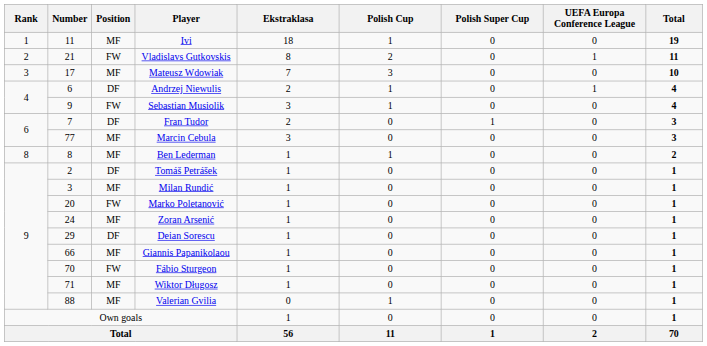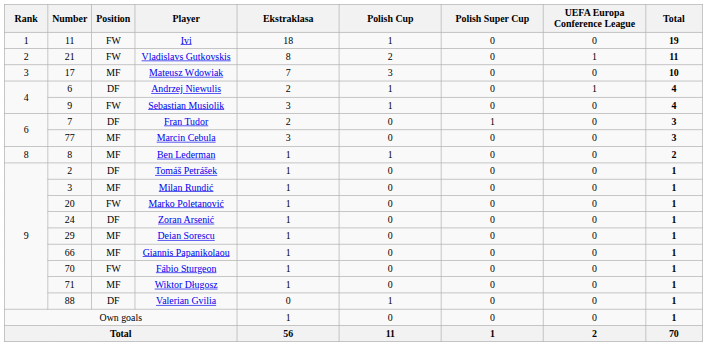(113, 40) MF -> (113, 40) FW
(113, 220) MF -> (113, 220) DF
(113, 236) DF -> (113, 236) MF
(113, 301) MF -> (113, 301) DF
